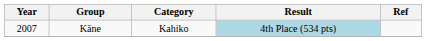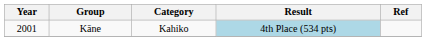(27, 28) 2007 -> (27, 28) 2001
